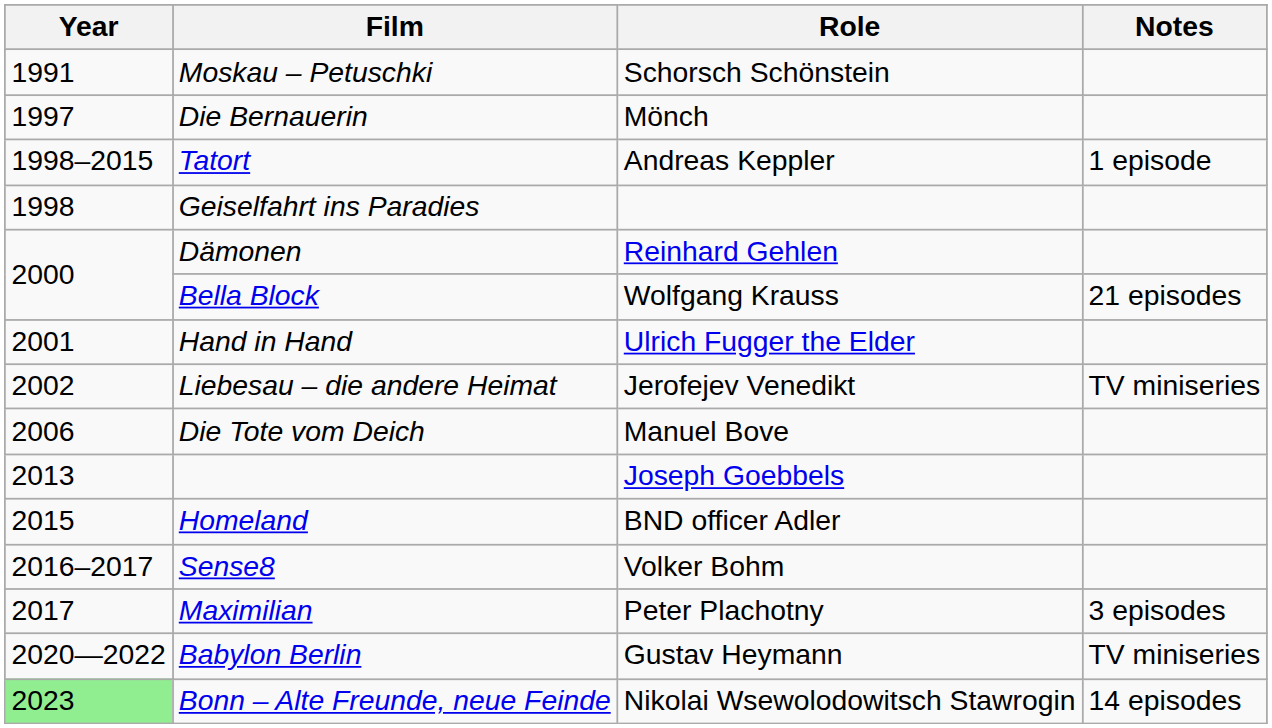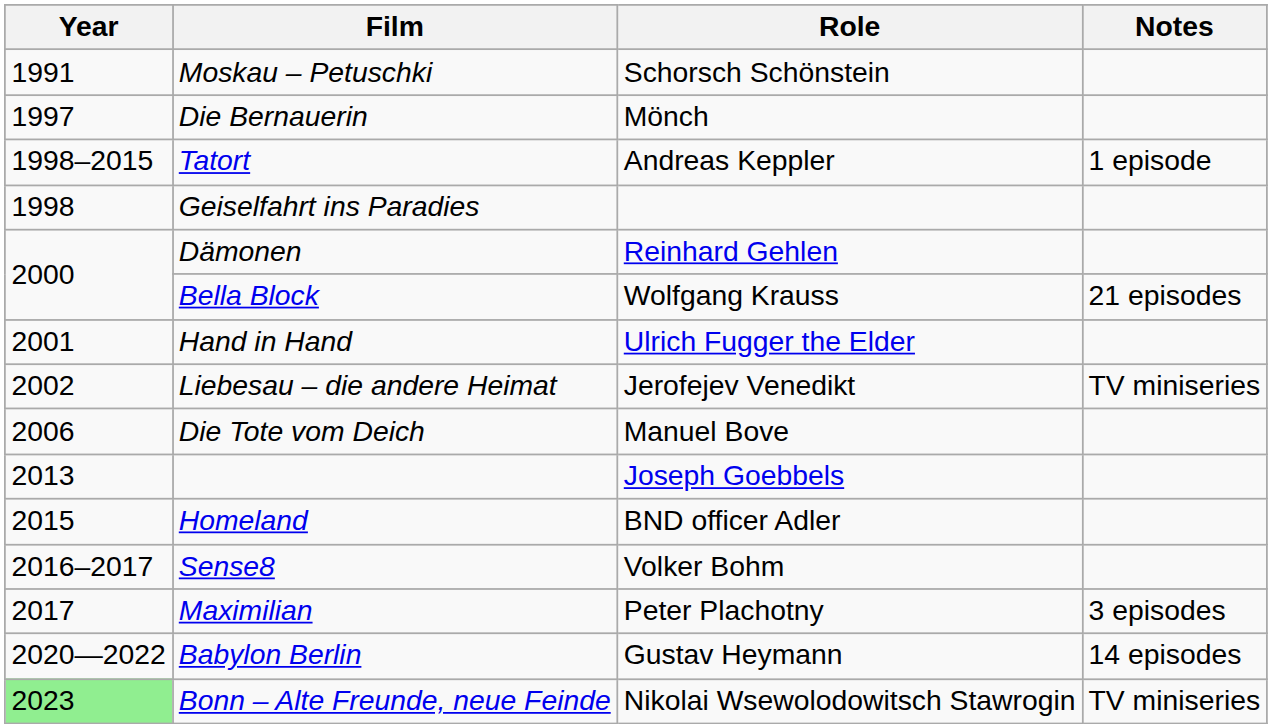(1174, 655) TV miniseries -> (1165, 655) 14 episodes
(1165, 700) 14 episodes -> (1174, 700) TV miniseries
